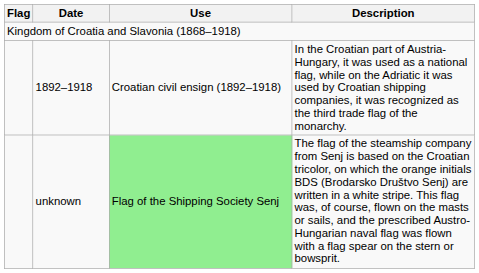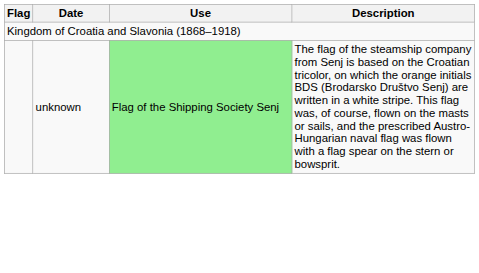- row: (64, 87)
